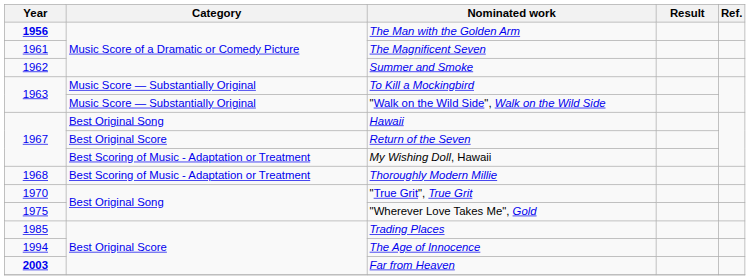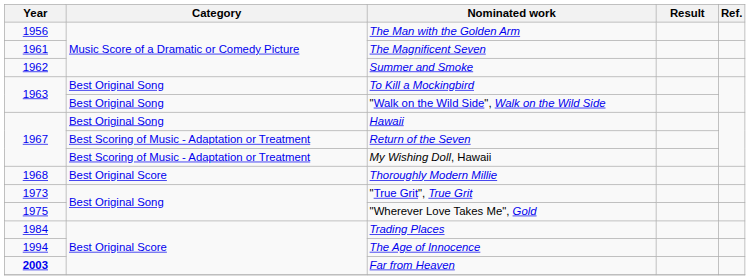(35, 31) bold -> (35, 31) normal
(162, 85) Music Score — Substantially Original -> (116, 85) Best Original Song
(162, 103) Music Score — Substantially Original -> (116, 103) Best Original Song
(118, 139) Best Original Score -> (190, 139) Best Scoring of Music - Adaptation or Treatment
(190, 175) Best Scoring of Music - Adaptation or Treatment -> (118, 175) Best Original Score
(35, 193) 1970 -> (35, 193) 1973
(35, 229) 1985 -> (35, 229) 1984
